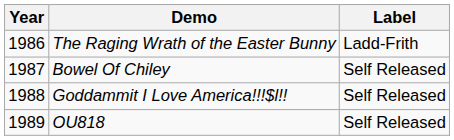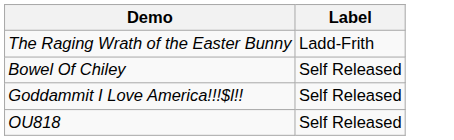- column: (27, 17)
